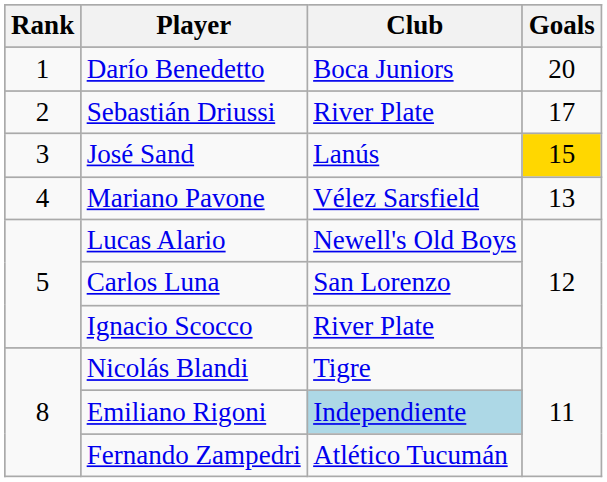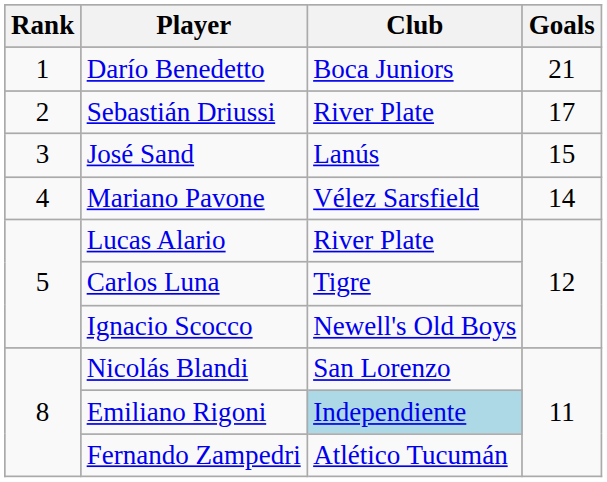(562, 68) 20 -> (562, 68) 21
(562, 154) gold background -> (562, 154) no background
(562, 197) 13 -> (562, 197) 14
(415, 240) Newell's Old Boys -> (374, 240) River Plate
(382, 283) San Lorenzo -> (342, 283) Tigre
(374, 326) River Plate -> (415, 326) Newell's Old Boys
(342, 369) Tigre -> (382, 369) San Lorenzo
